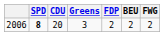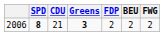(58, 25) 20 -> (58, 25) 21
(85, 25) normal -> (85, 25) bold
